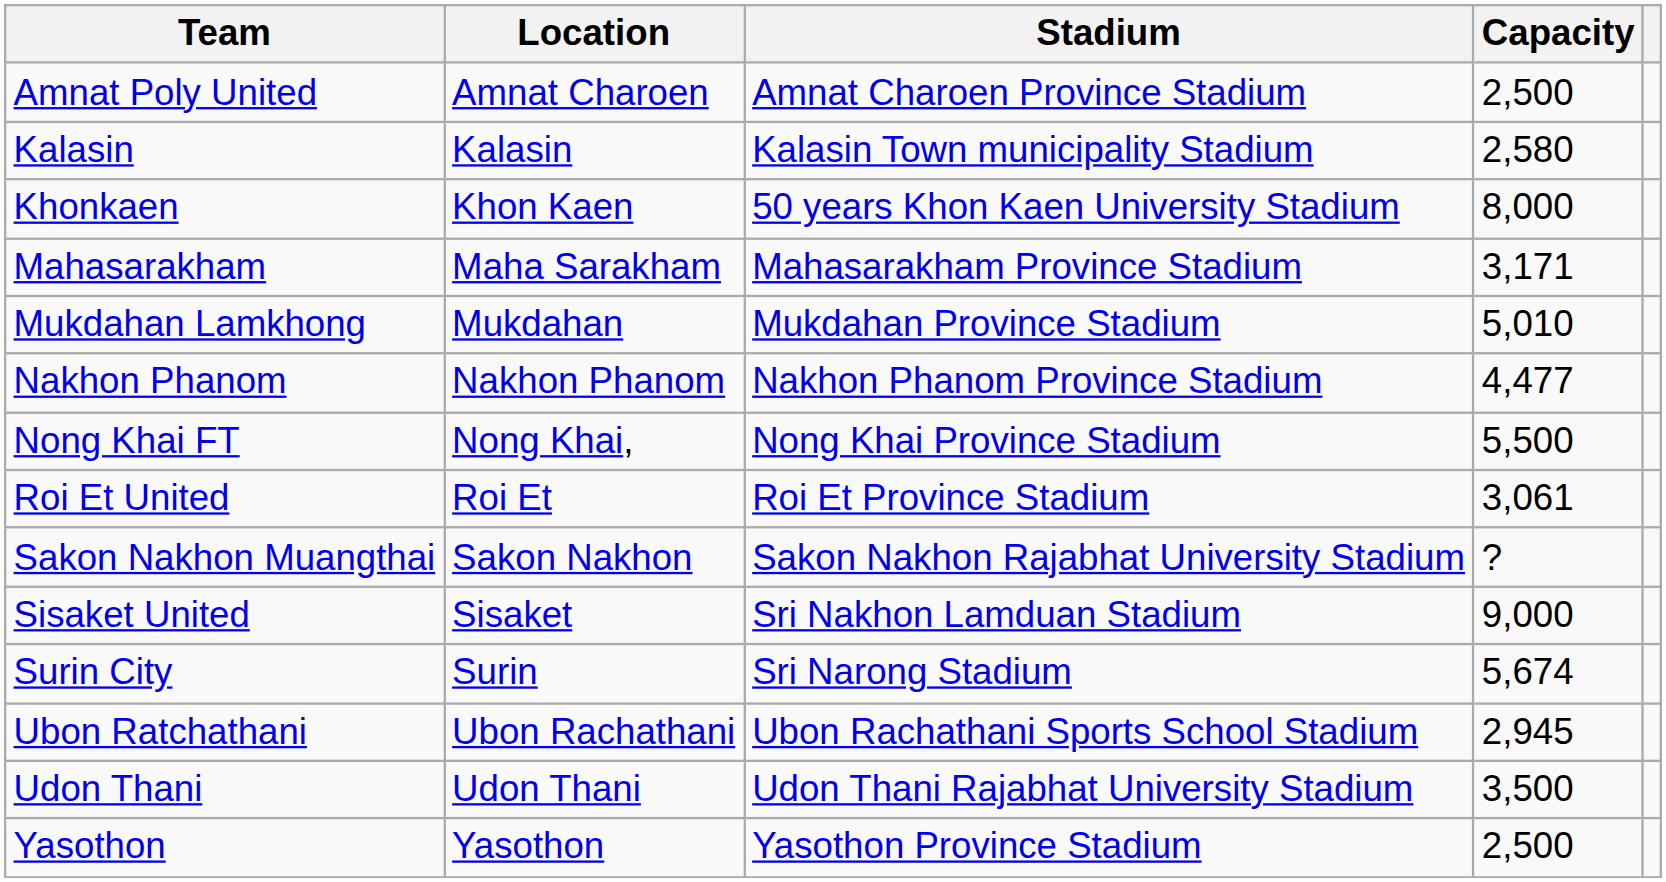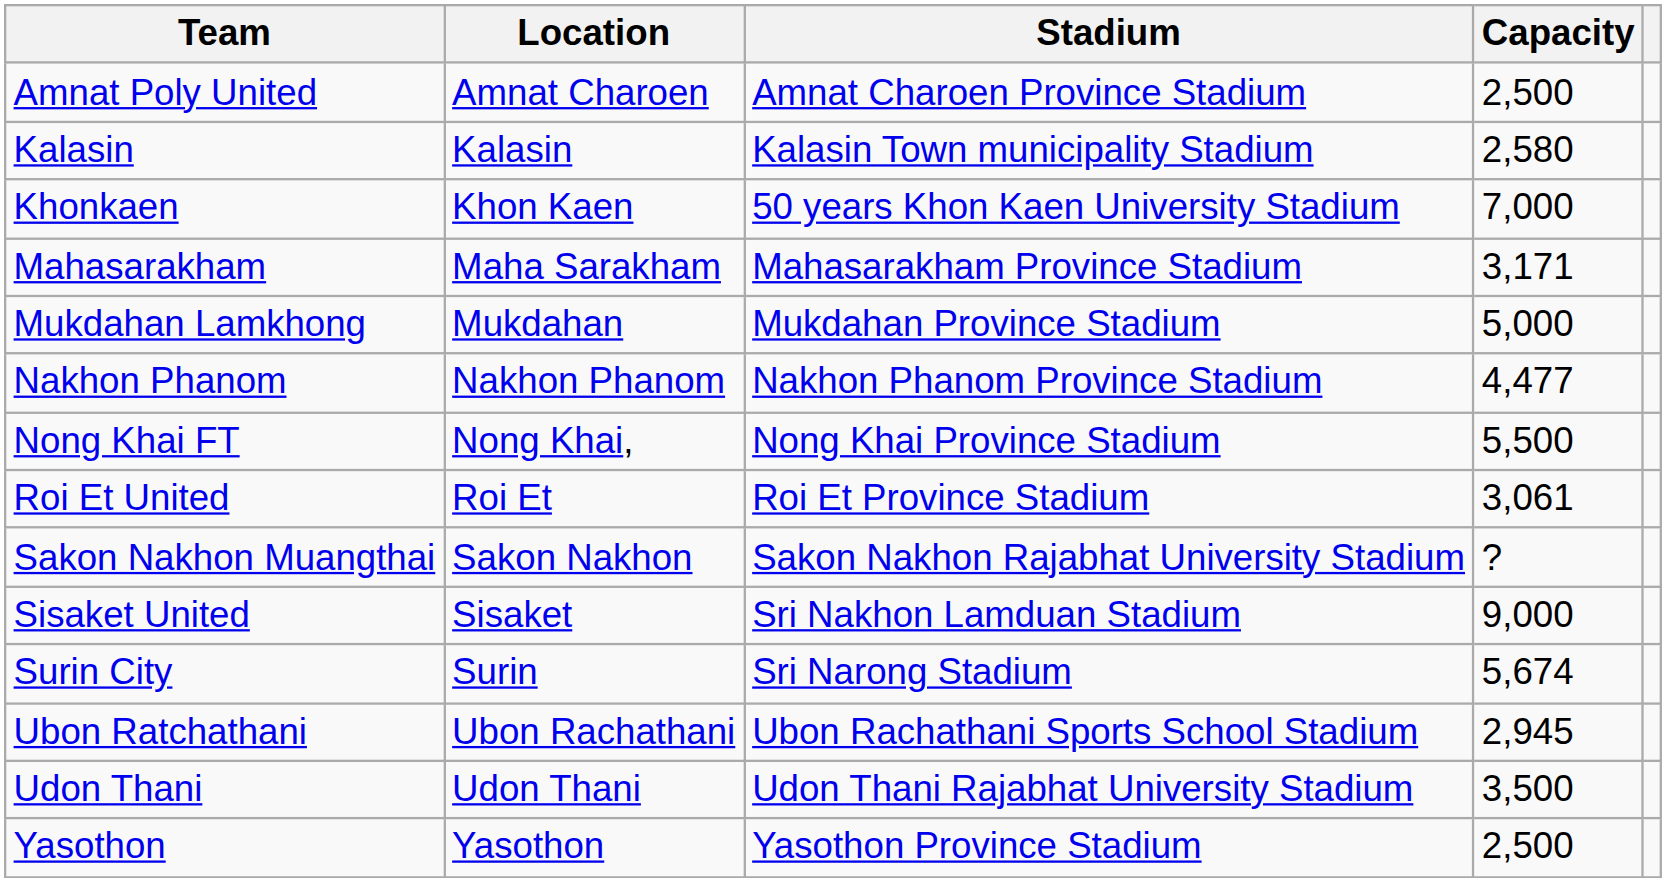(1528, 207) 8,000 -> (1528, 207) 7,000
(1528, 324) 5,010 -> (1528, 324) 5,000
